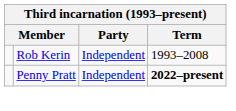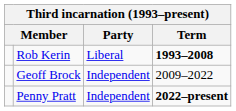(113, 55) Independent -> (105, 55) Liberal
(180, 55) normal -> (184, 55) bold
+ row: (49, 75)
